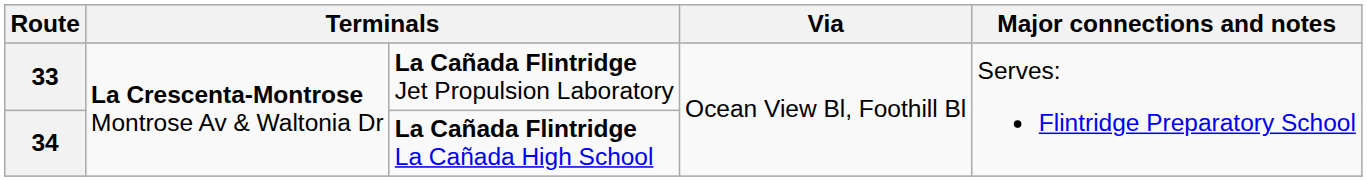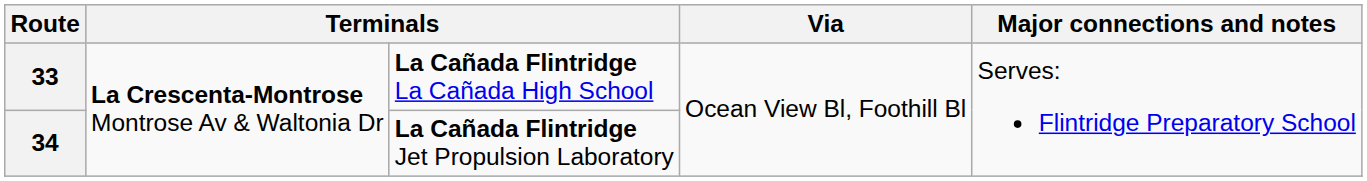(534, 76) La Cañada Flintridge Jet Propulsion Laboratory -> (524, 76) La Cañada Flintridge La Cañada High School
(524, 142) La Cañada Flintridge La Cañada High School -> (534, 142) La Cañada Flintridge Jet Propulsion Laboratory
